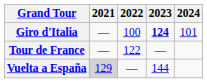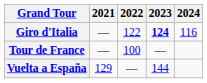(132, 31) 100 -> (132, 31) 122
(189, 31) 101 -> (189, 31) 116
(132, 50) 122 -> (132, 50) 100
(103, 68) lightgrey background -> (103, 68) no background
